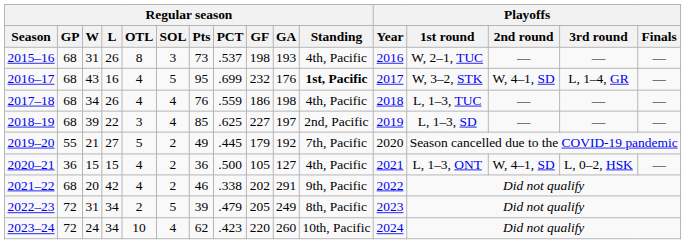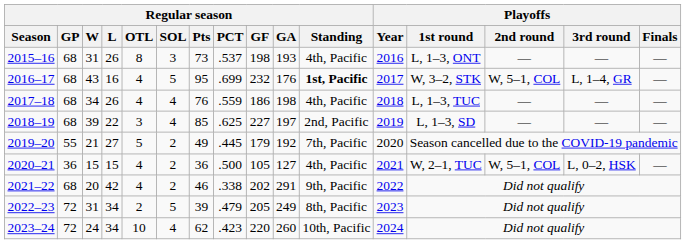(447, 57) W, 2–1, TUC -> (446, 57) L, 1–3, ONT
(524, 79) W, 4–1, SD -> (524, 79) W, 5–1, COL
(447, 164) L, 1–3, ONT -> (446, 164) W, 2–1, TUC
(524, 164) W, 4–1, SD -> (524, 164) W, 5–1, COL
